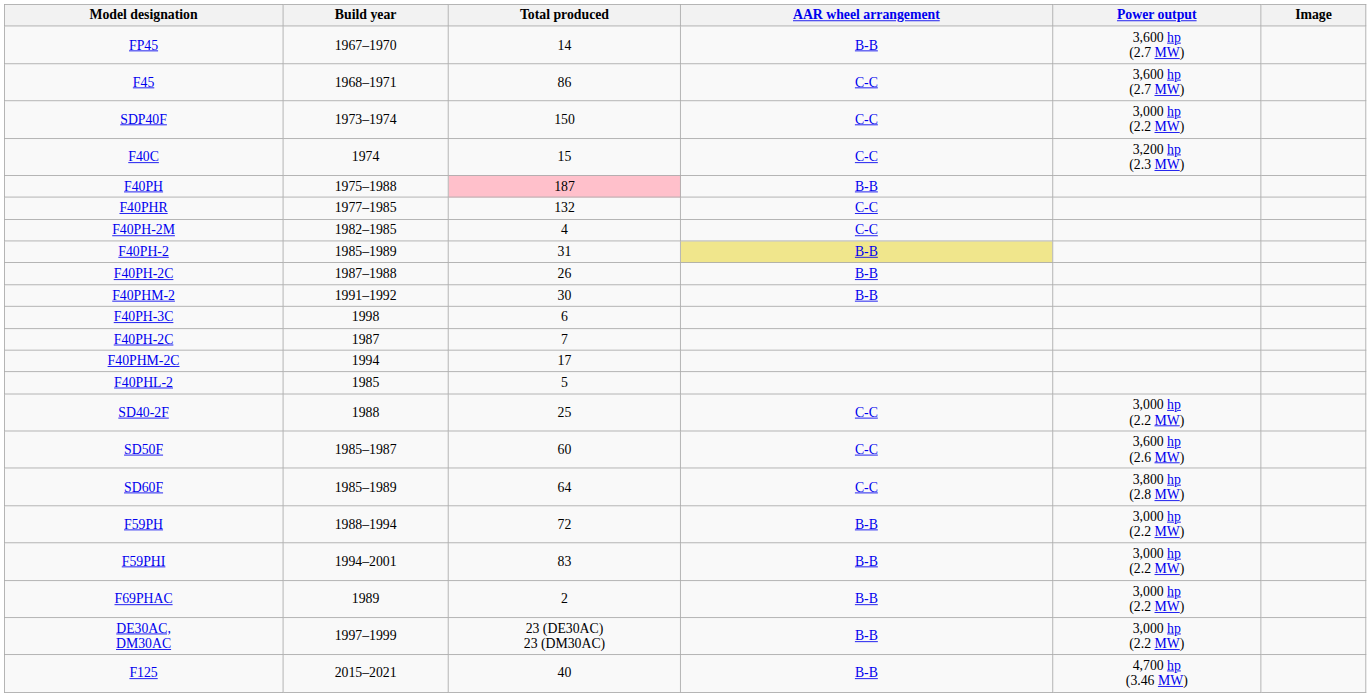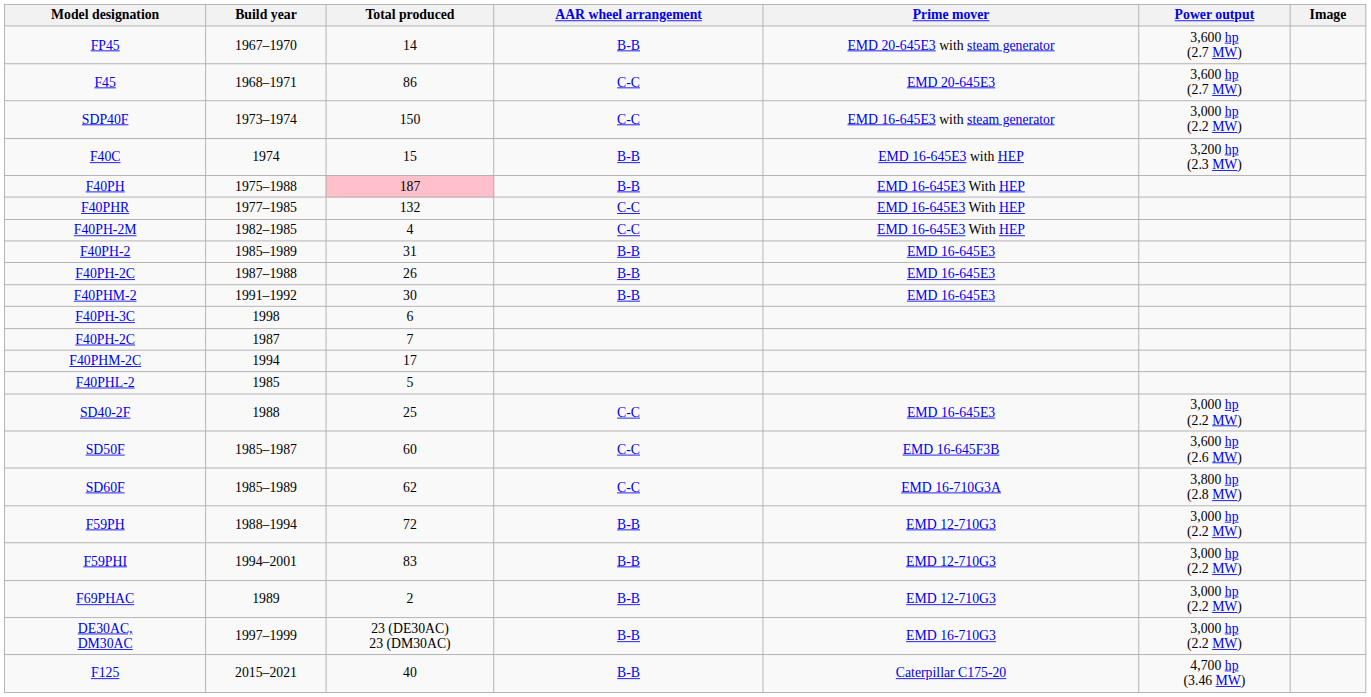+ column: (951, 15)
(866, 156) C-C -> (629, 156) B-B
(866, 251) khaki background -> (629, 251) no background
(564, 487) 64 -> (410, 487) 62
